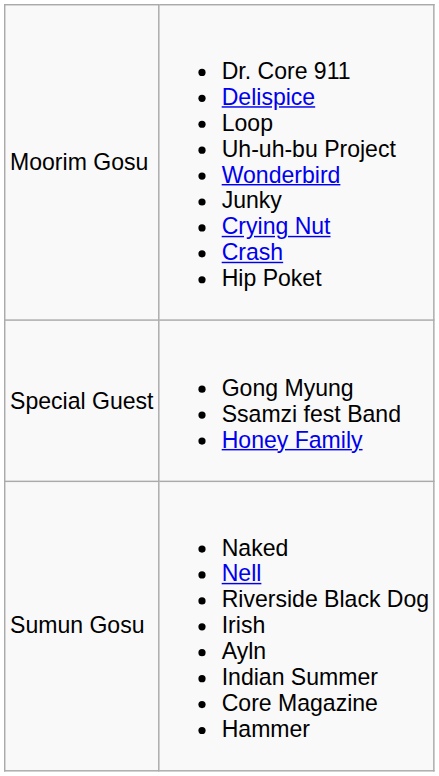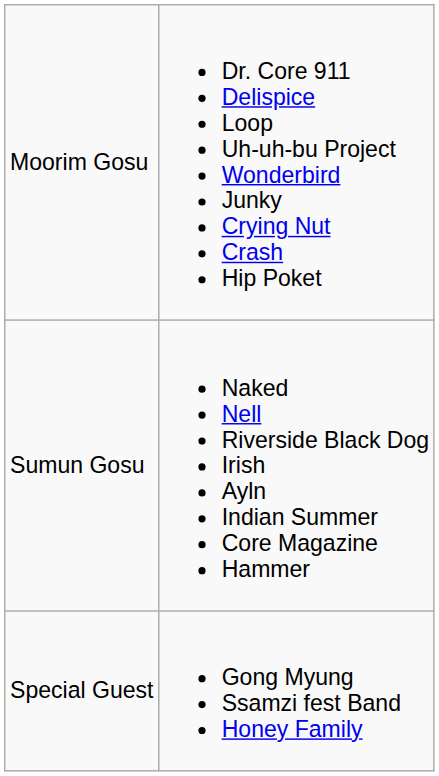rows swapped: (77, 625) <-> (82, 400)
